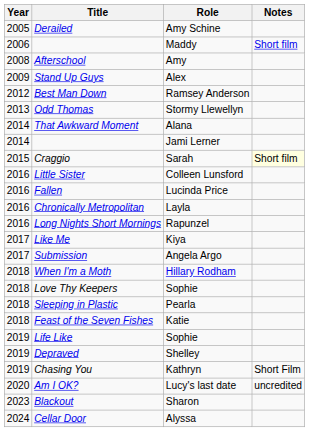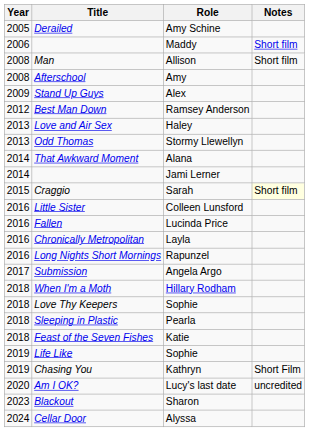+ row: (44, 61)
+ row: (73, 126)
- row: (52, 239)
- row: (56, 353)
